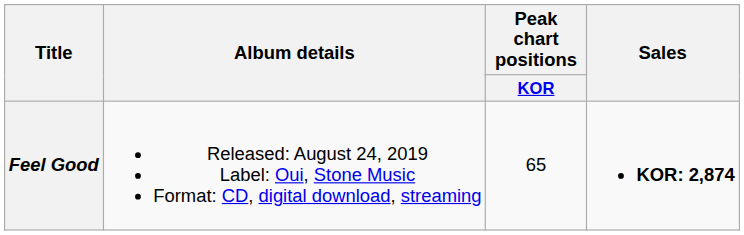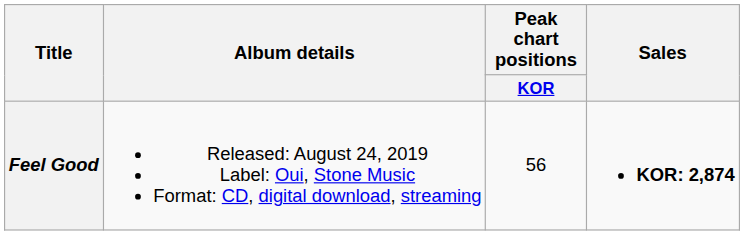(536, 165) 65 -> (536, 165) 56
